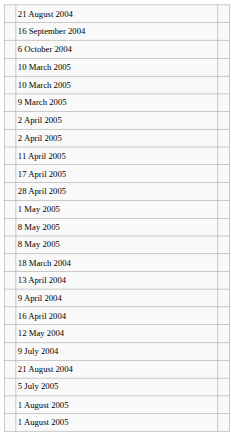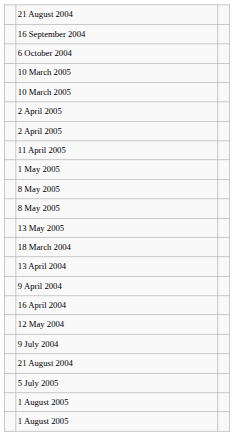- row: (10, 103)
- row: (10, 174)
- row: (10, 192)
+ row: (10, 228)
